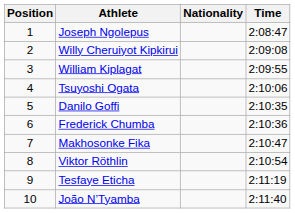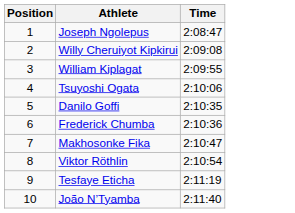- column: (213, 13)
